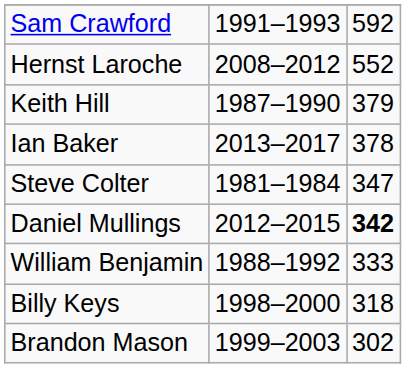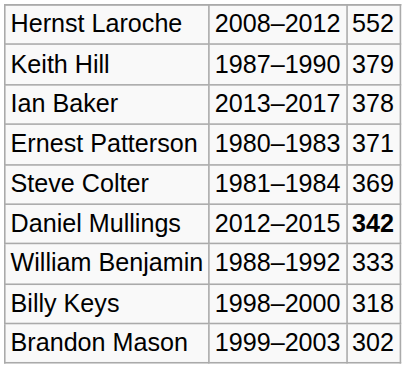- row: (91, 24)
+ row: (104, 143)
(373, 183) 347 -> (373, 183) 369
